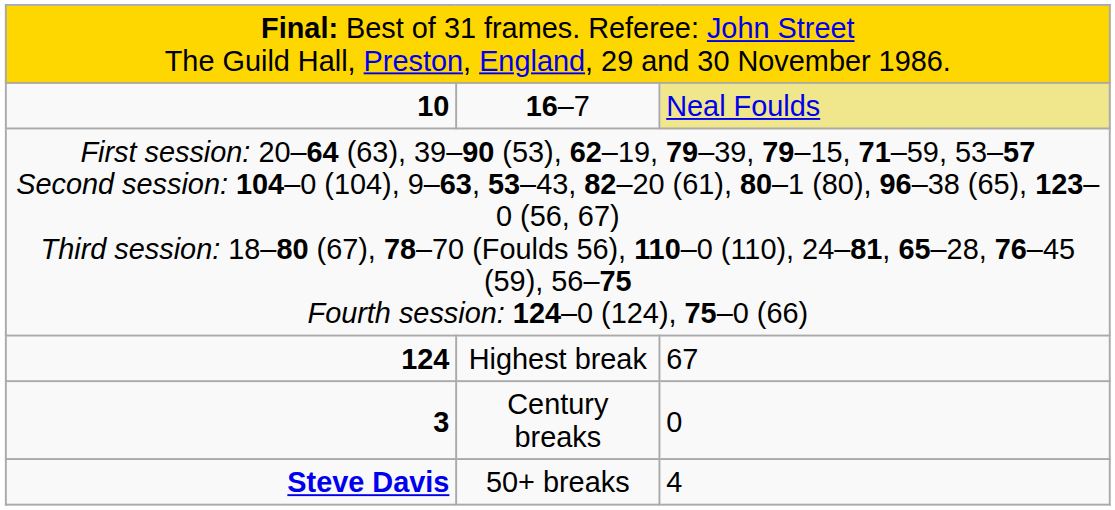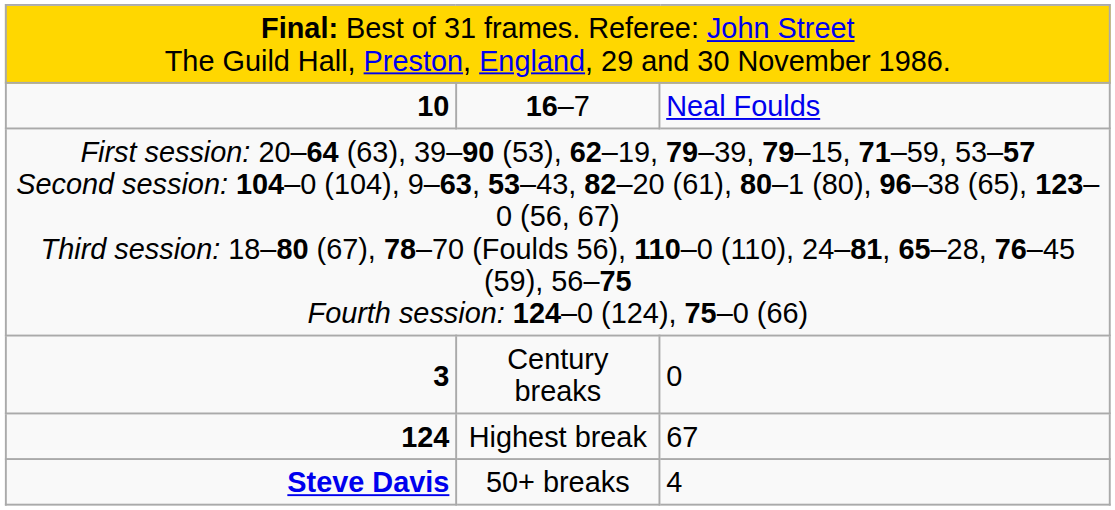(743, 106) khaki background -> (743, 106) no background
rows swapped: (558, 359) <-> (558, 421)
